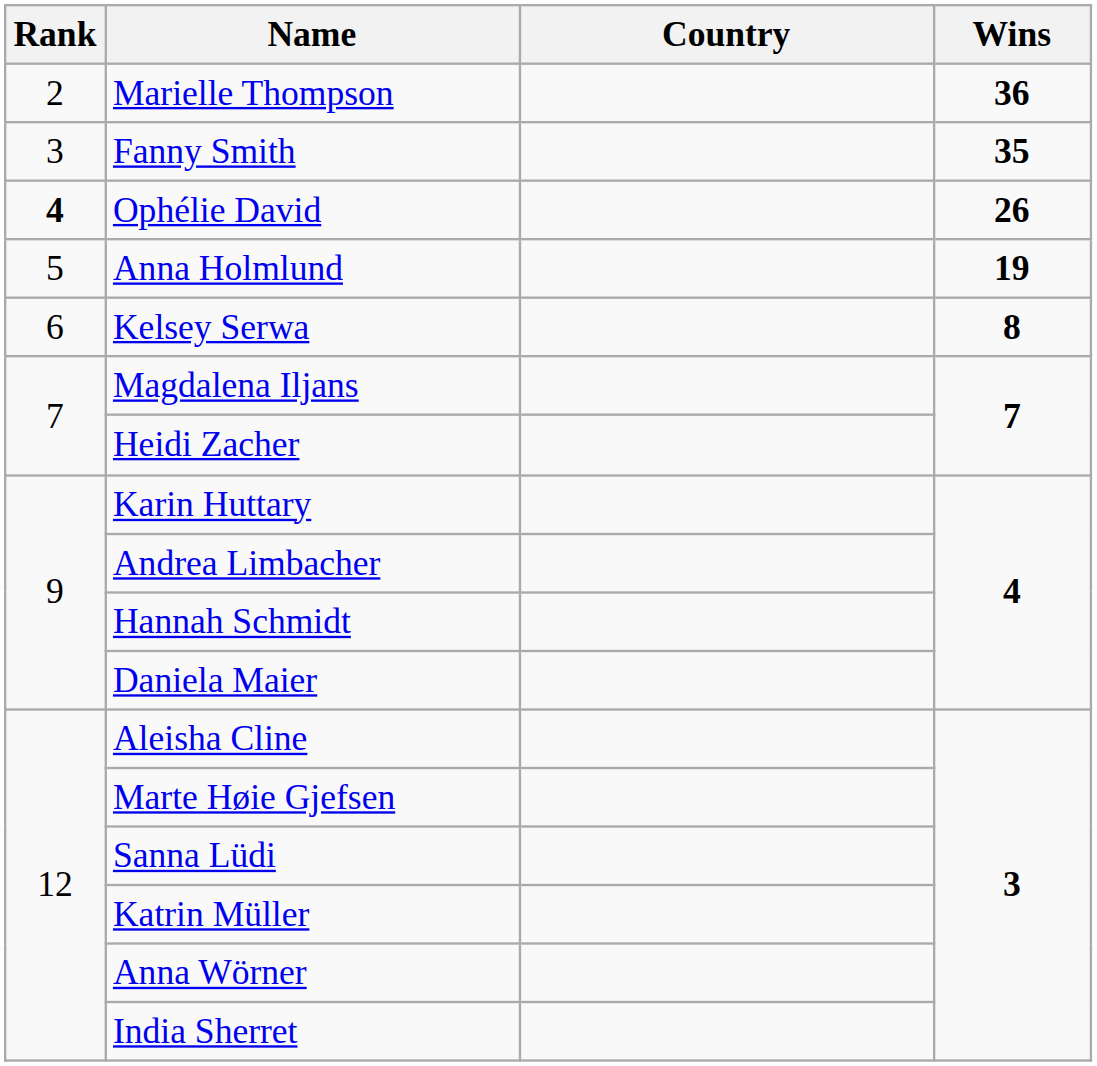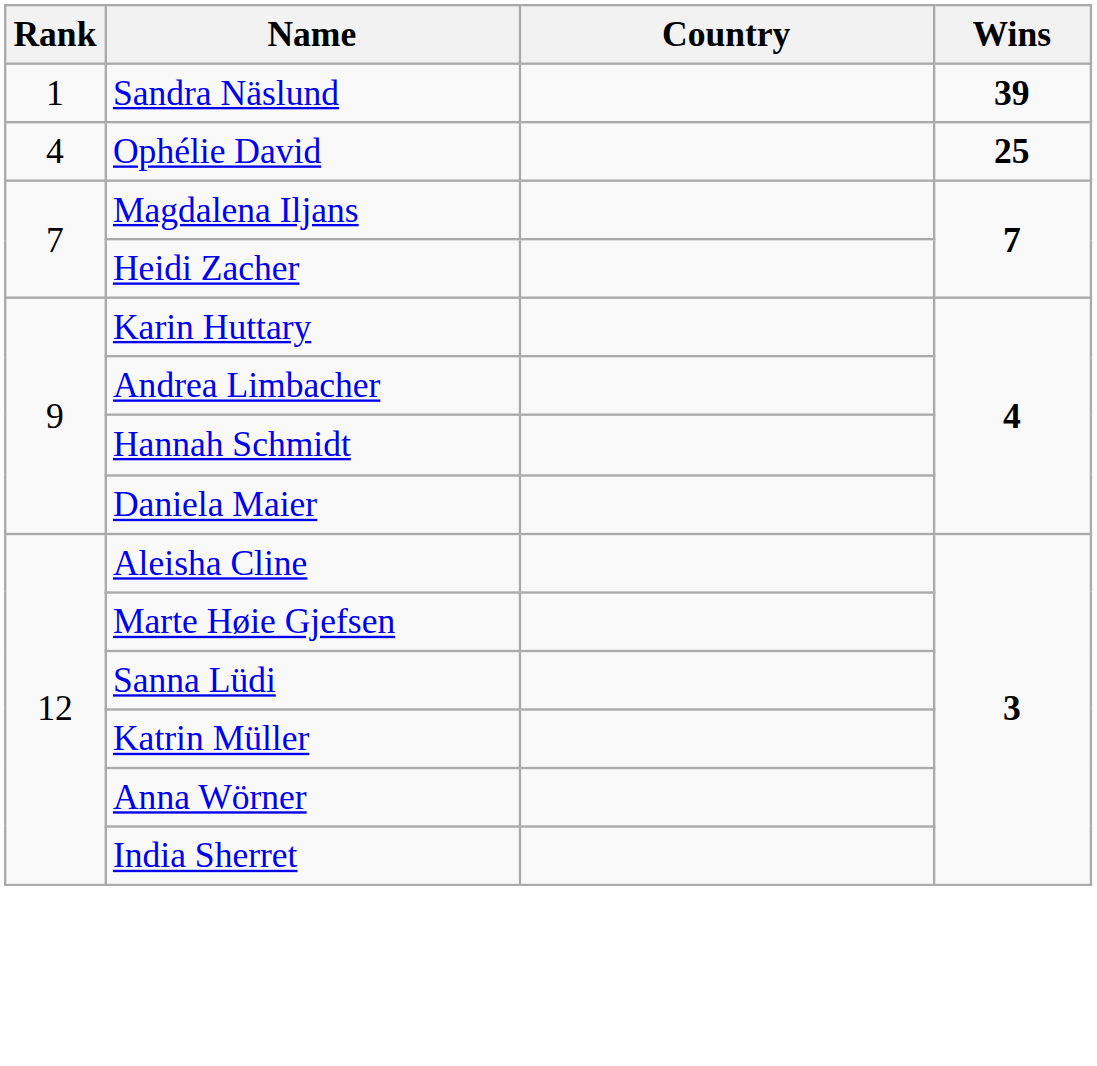+ row: (226, 92)
- row: (253, 92)
- row: (204, 151)
(55, 209) bold -> (55, 151) normal
(1012, 209) 26 -> (1012, 151) 25
- row: (228, 268)
- row: (211, 327)
